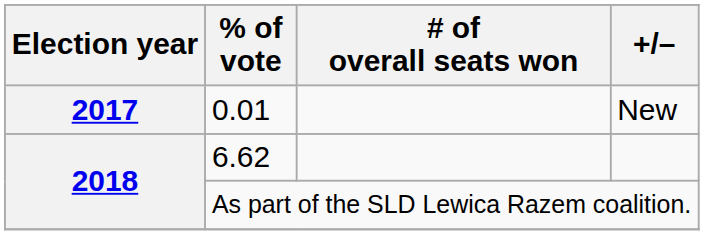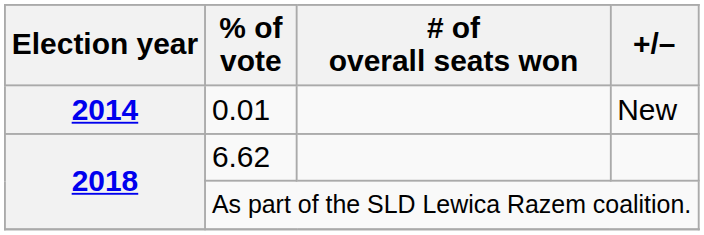(105, 109) 2017 -> (105, 109) 2014
